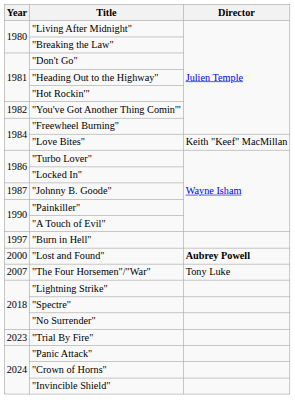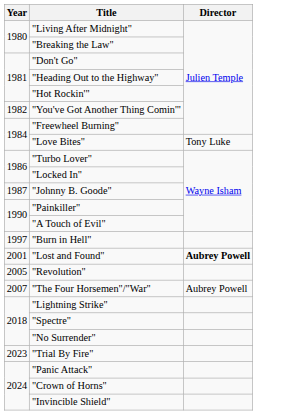(236, 142) Keith "Keef" MacMillan -> (208, 142) Tony Luke
(17, 256) 2000 -> (17, 256) 2001
+ row: (59, 272)
(208, 272) Tony Luke -> (217, 288) Aubrey Powell
